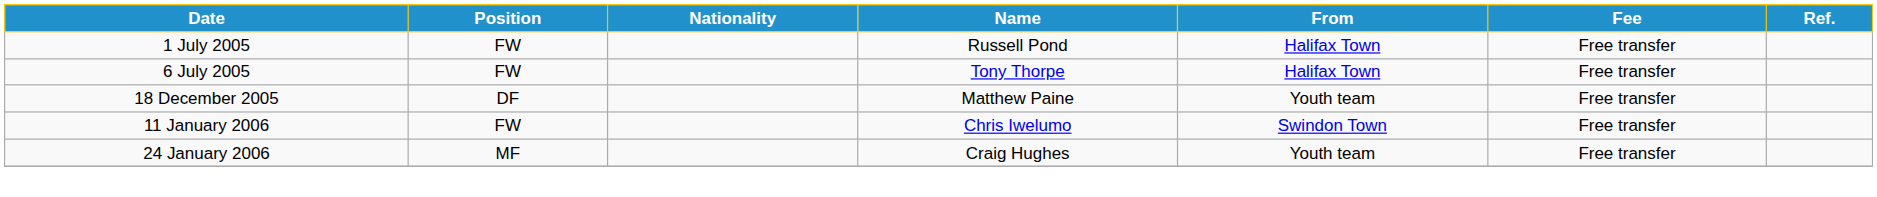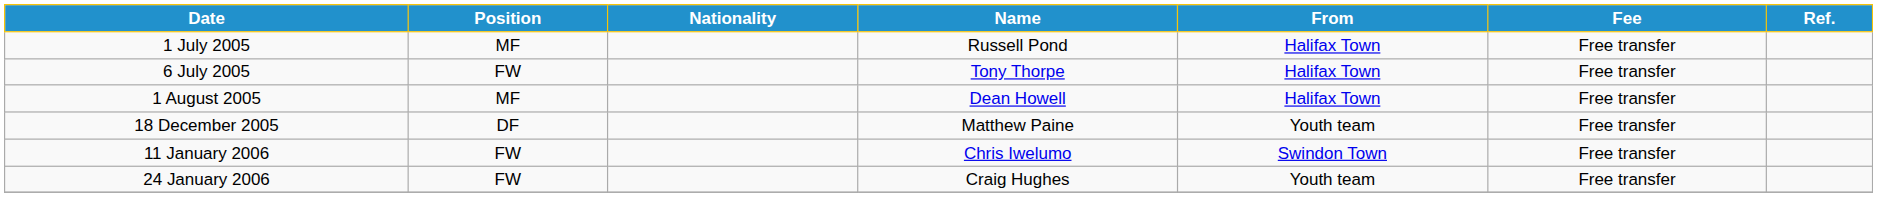(508, 45) FW -> (508, 45) MF
+ row: (207, 99)
(508, 153) MF -> (508, 179) FW
